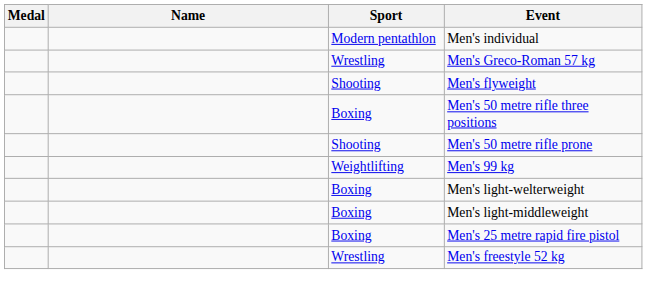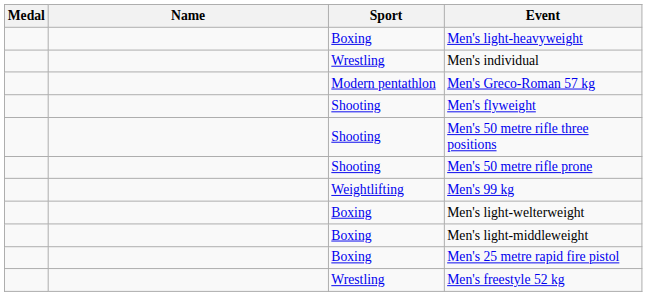+ row: (515, 38)
(384, 38) Modern pentathlon -> (358, 61) Wrestling
(358, 61) Wrestling -> (384, 83) Modern pentathlon
(351, 114) Boxing -> (356, 137) Shooting
